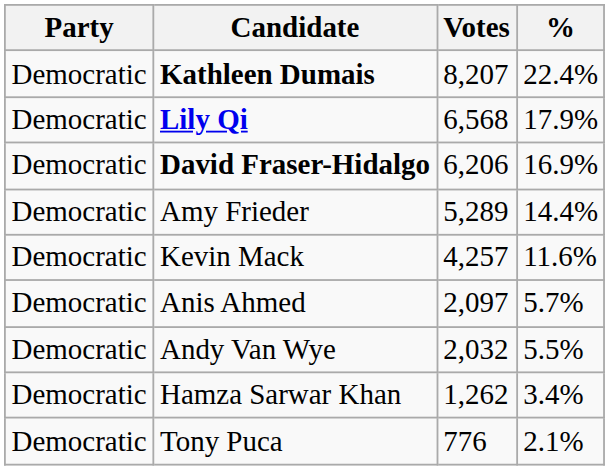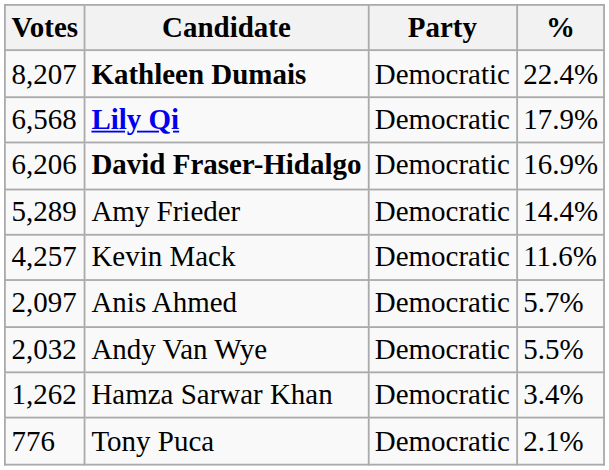columns swapped: (79, 27) <-> (477, 27)
